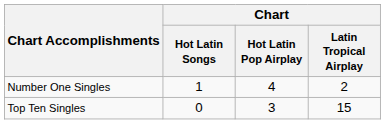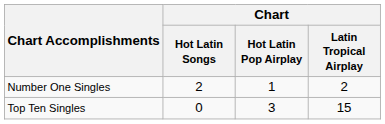(199, 87) 1 -> (199, 87) 2
(272, 87) 4 -> (272, 87) 1
